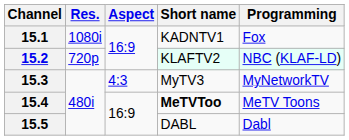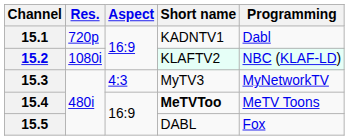(85, 37) 1080i -> (84, 37) 720p
(254, 37) Fox -> (257, 37) Dabl
(84, 59) 720p -> (85, 59) 1080i
(257, 124) Dabl -> (254, 124) Fox
